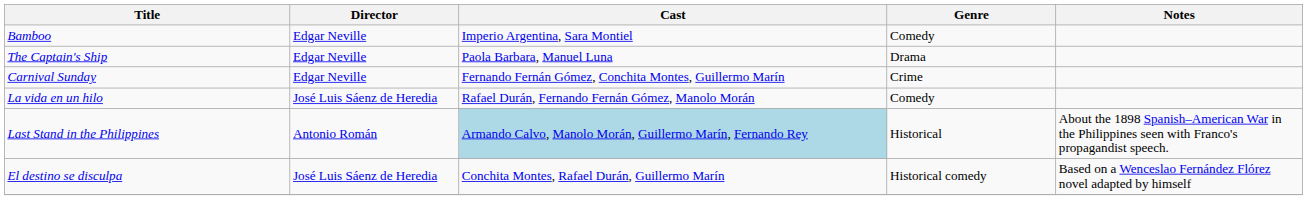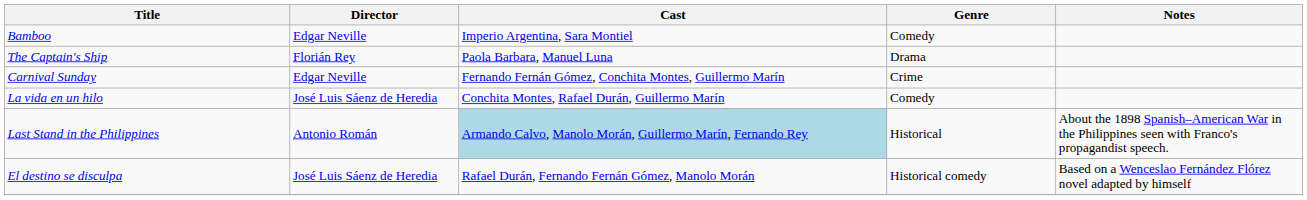(330, 56) Edgar Neville -> (324, 56) Florián Rey
(608, 98) Rafael Durán, Fernando Fernán Gómez, Manolo Morán -> (593, 98) Conchita Montes, Rafael Durán, Guillermo Marín
(593, 176) Conchita Montes, Rafael Durán, Guillermo Marín -> (608, 176) Rafael Durán, Fernando Fernán Gómez, Manolo Morán
